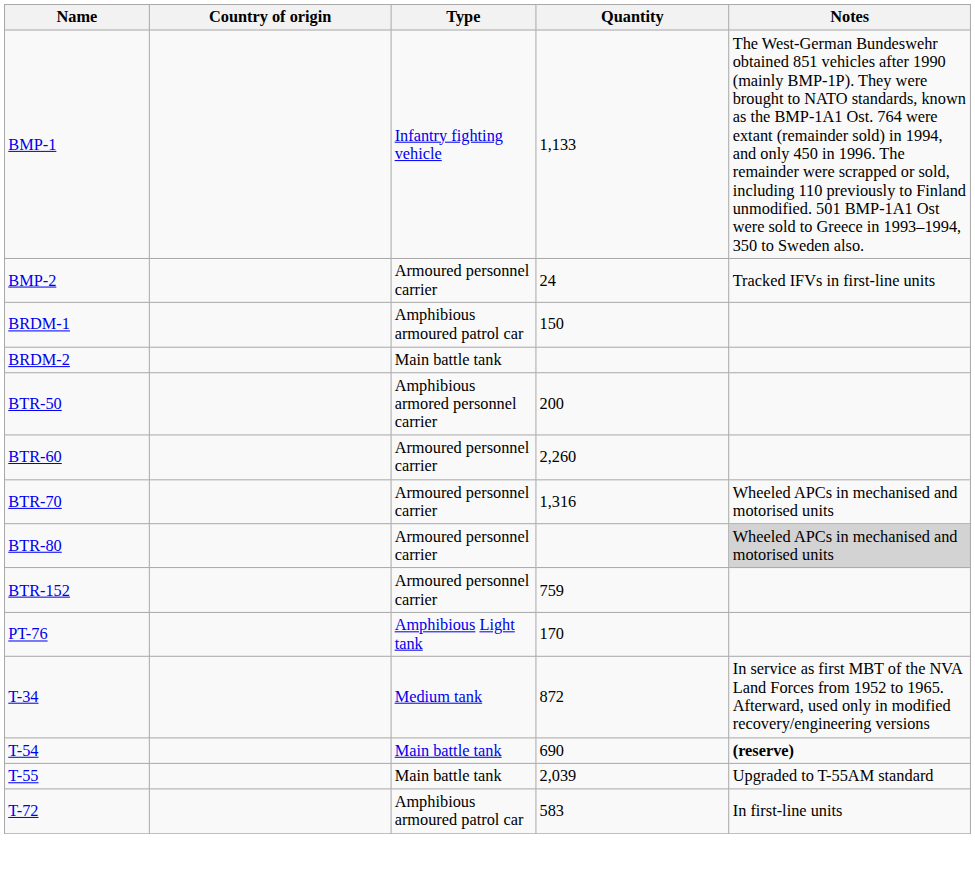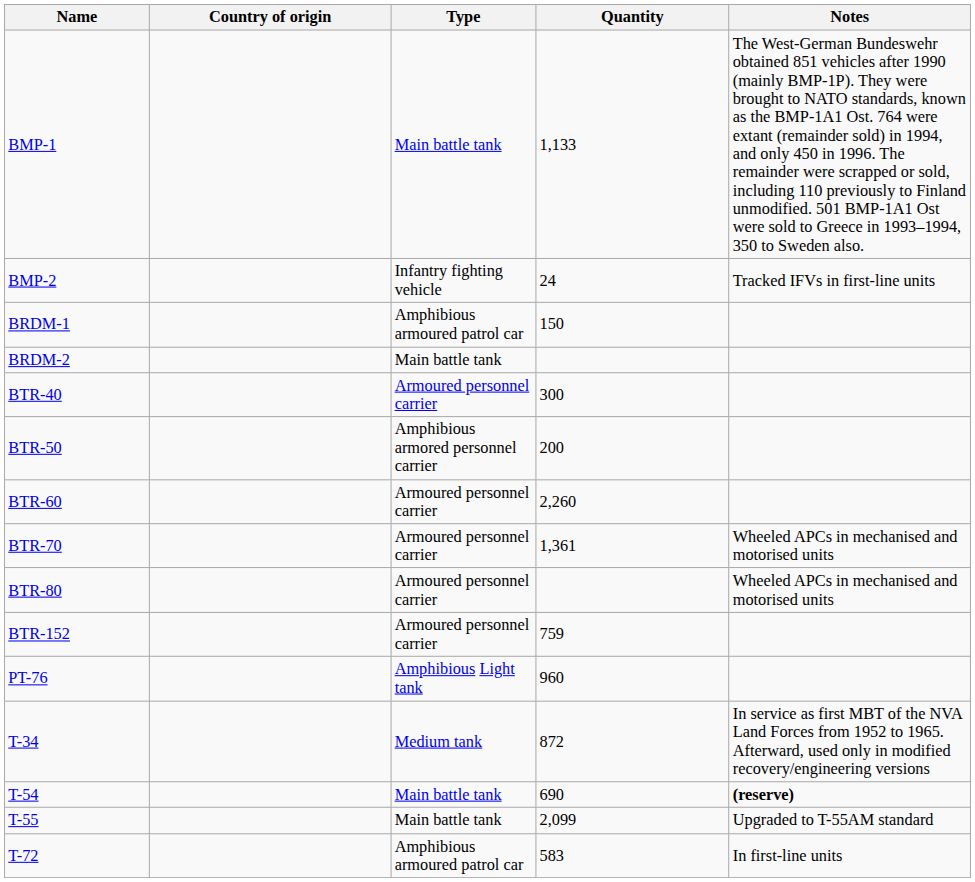(449, 144) Infantry fighting vehicle -> (448, 144) Main battle tank
(462, 280) Armoured personnel carrier -> (449, 280) Infantry fighting vehicle
+ row: (35, 394)
(558, 501) 1,316 -> (558, 545) 1,361
(845, 545) lightgrey background -> (845, 590) no background
(552, 634) 170 -> (552, 678) 960
(558, 776) 2,039 -> (558, 820) 2,099
